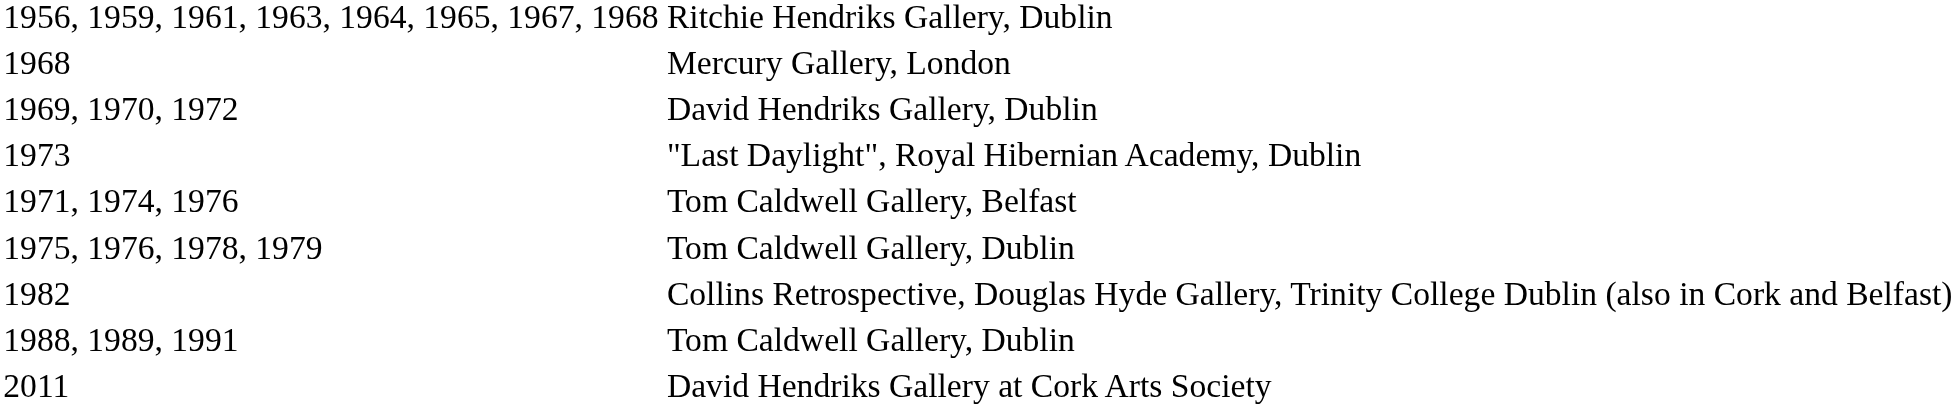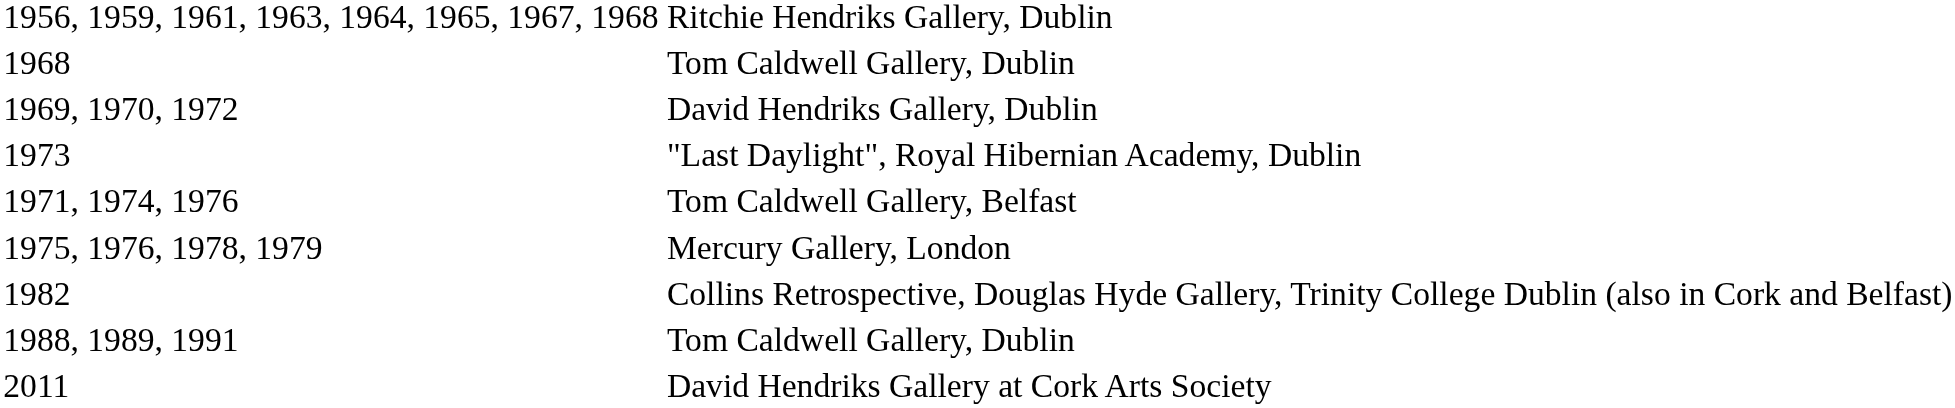(839, 62) Mercury Gallery, London -> (871, 62) Tom Caldwell Gallery, Dublin
(871, 247) Tom Caldwell Gallery, Dublin -> (839, 247) Mercury Gallery, London
